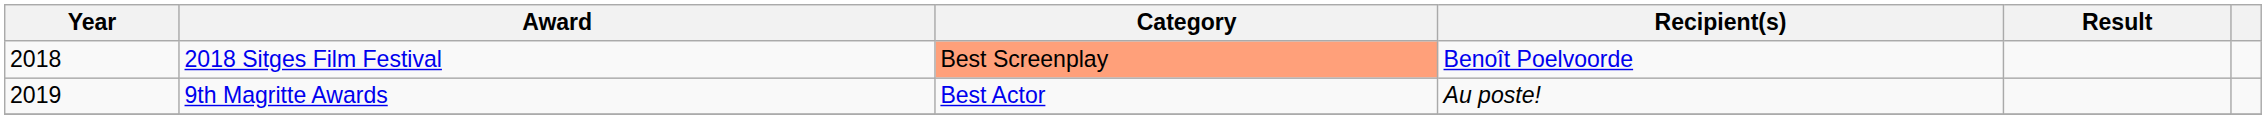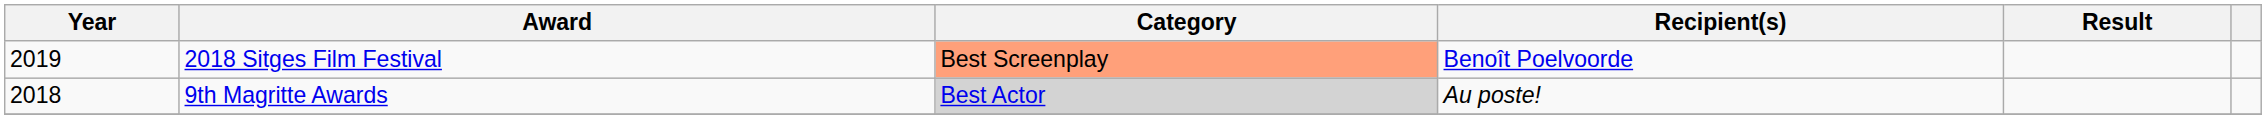(36, 59) 2018 -> (36, 59) 2019
(36, 95) 2019 -> (36, 95) 2018
(993, 95) no background -> (993, 95) lightgrey background
